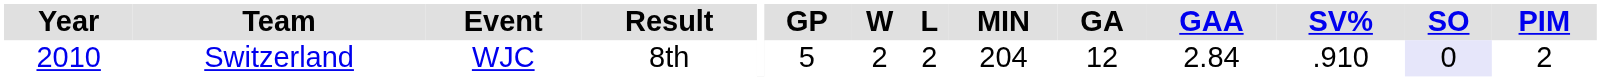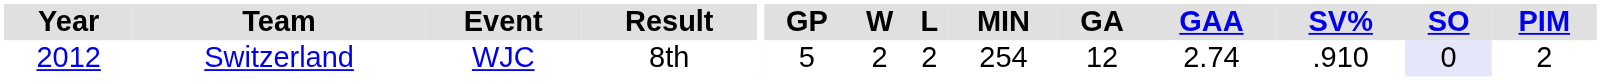(69, 57) 2010 -> (69, 57) 2012
(1003, 57) 204 -> (1003, 57) 254
(1211, 57) 2.84 -> (1211, 57) 2.74
